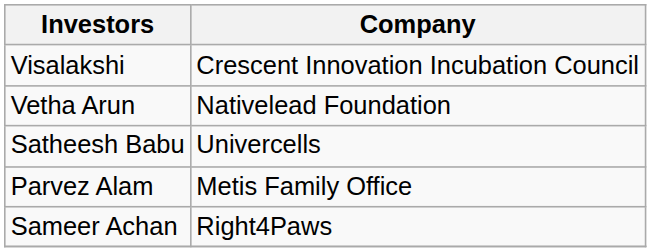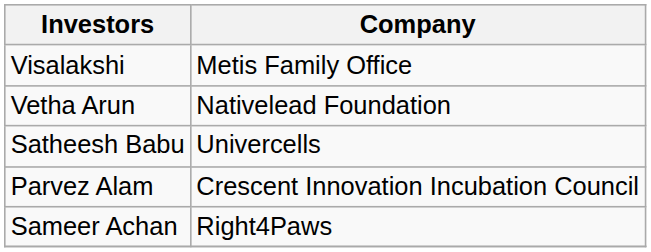(418, 65) Crescent Innovation Incubation Council -> (304, 65) Metis Family Office
(304, 186) Metis Family Office -> (418, 186) Crescent Innovation Incubation Council
